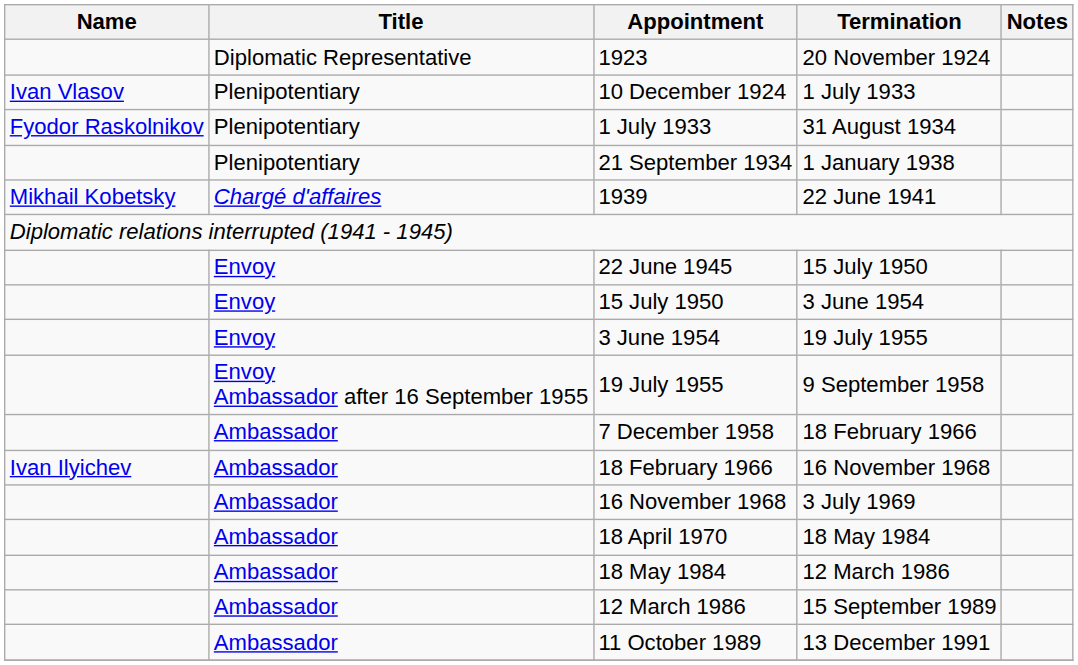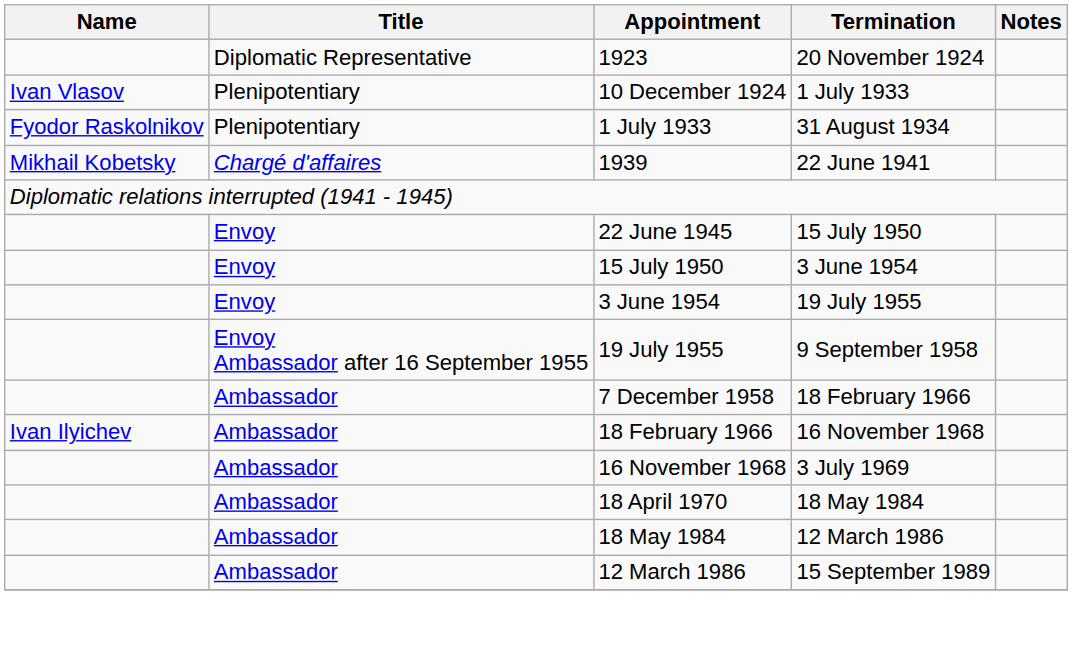- row: (695, 162)
- row: (680, 642)
